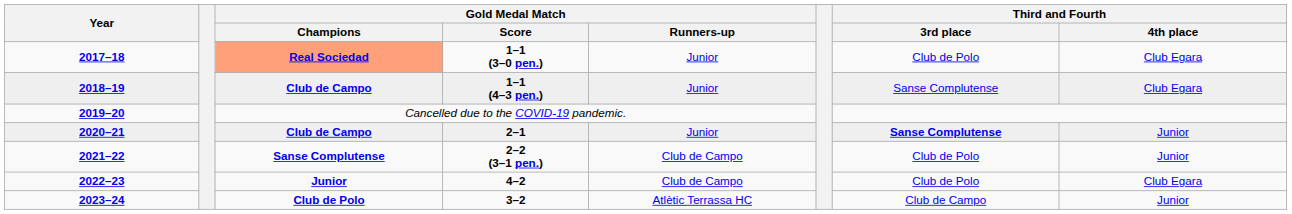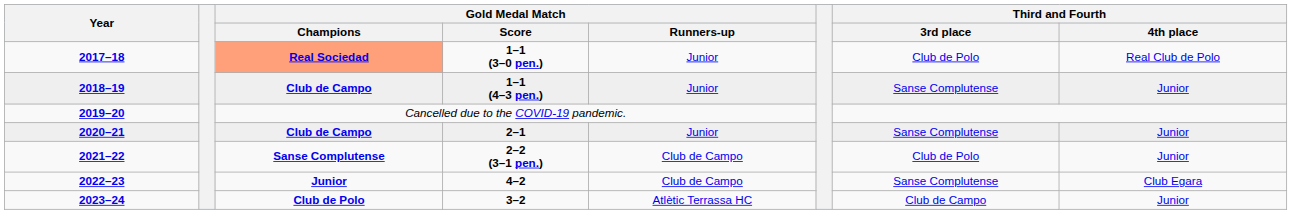(1173, 57) Club Egara -> (1173, 57) Real Club de Polo
(1173, 89) Club Egara -> (1173, 89) Junior
(946, 132) bold -> (946, 132) normal
(946, 182) Club de Polo -> (946, 182) Sanse Complutense
